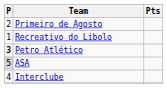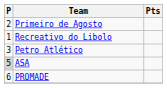(9, 50) bold -> (9, 50) normal
- row: (39, 77)
+ row: (32, 77)
